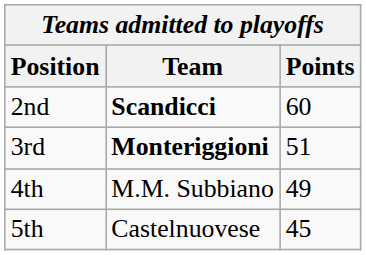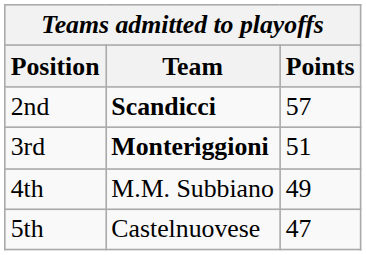(299, 106) 60 -> (299, 106) 57
(299, 229) 45 -> (299, 229) 47
